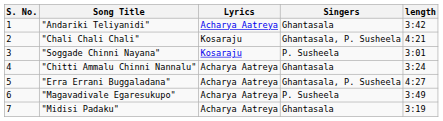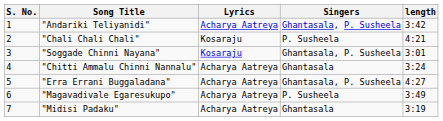(308, 25) Ghantasala -> (341, 25) Ghantasala, P. Susheela
(341, 39) Ghantasala, P. Susheela -> (310, 39) P. Susheela
(310, 53) P. Susheela -> (341, 53) Ghantasala, P. Susheela
